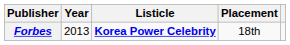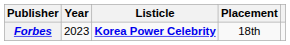(77, 31) 2013 -> (77, 31) 2023
